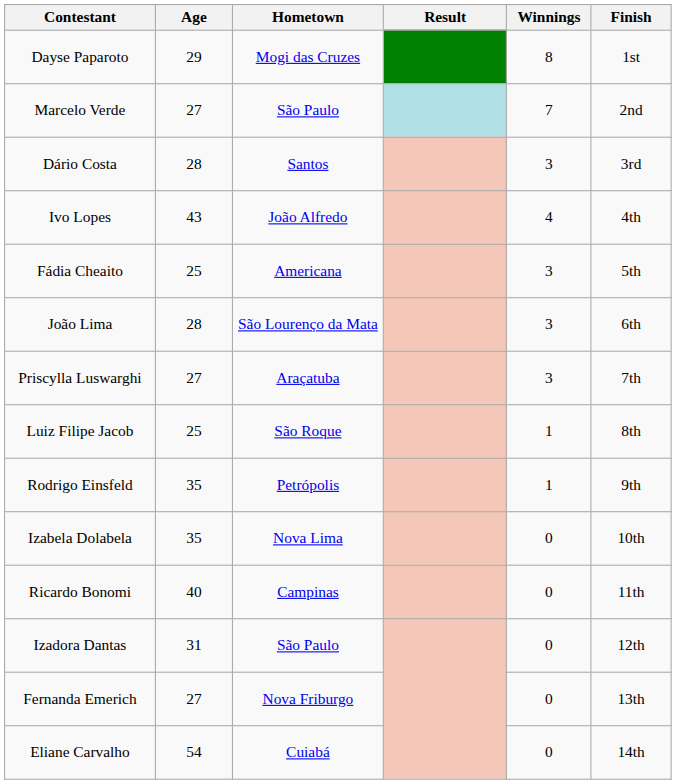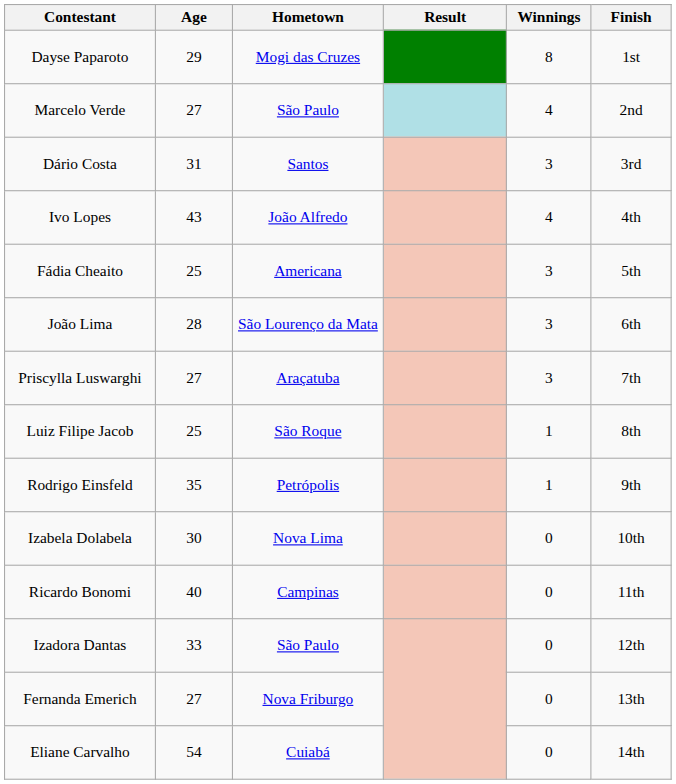(549, 110) 7 -> (549, 110) 4
(194, 164) 28 -> (194, 164) 31
(194, 538) 35 -> (194, 538) 30
(194, 645) 31 -> (194, 645) 33
